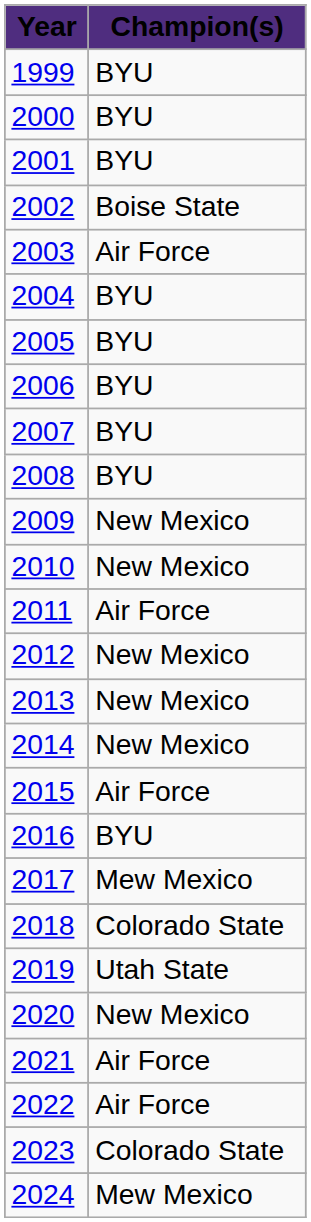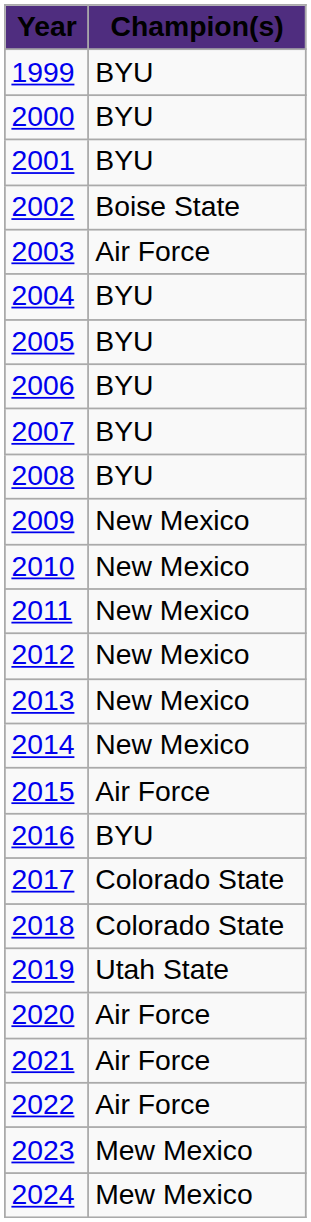(153, 610) Air Force -> (172, 610) New Mexico
(174, 880) Mew Mexico -> (190, 880) Colorado State
(172, 1015) New Mexico -> (153, 1015) Air Force
(190, 1149) Colorado State -> (174, 1149) Mew Mexico
